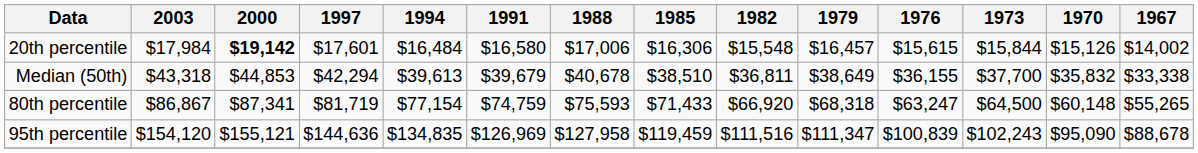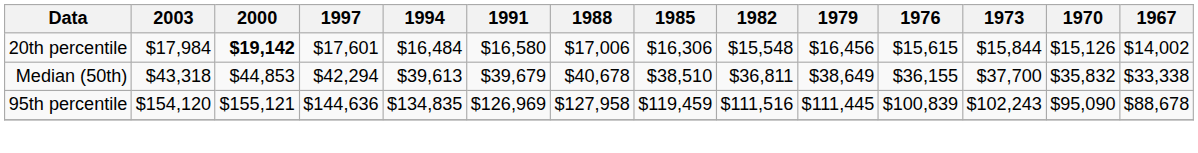(842, 47) $16,457 -> (842, 47) $16,456
- row: (68, 104)
(838, 133) $111,347 -> (838, 104) $111,445
